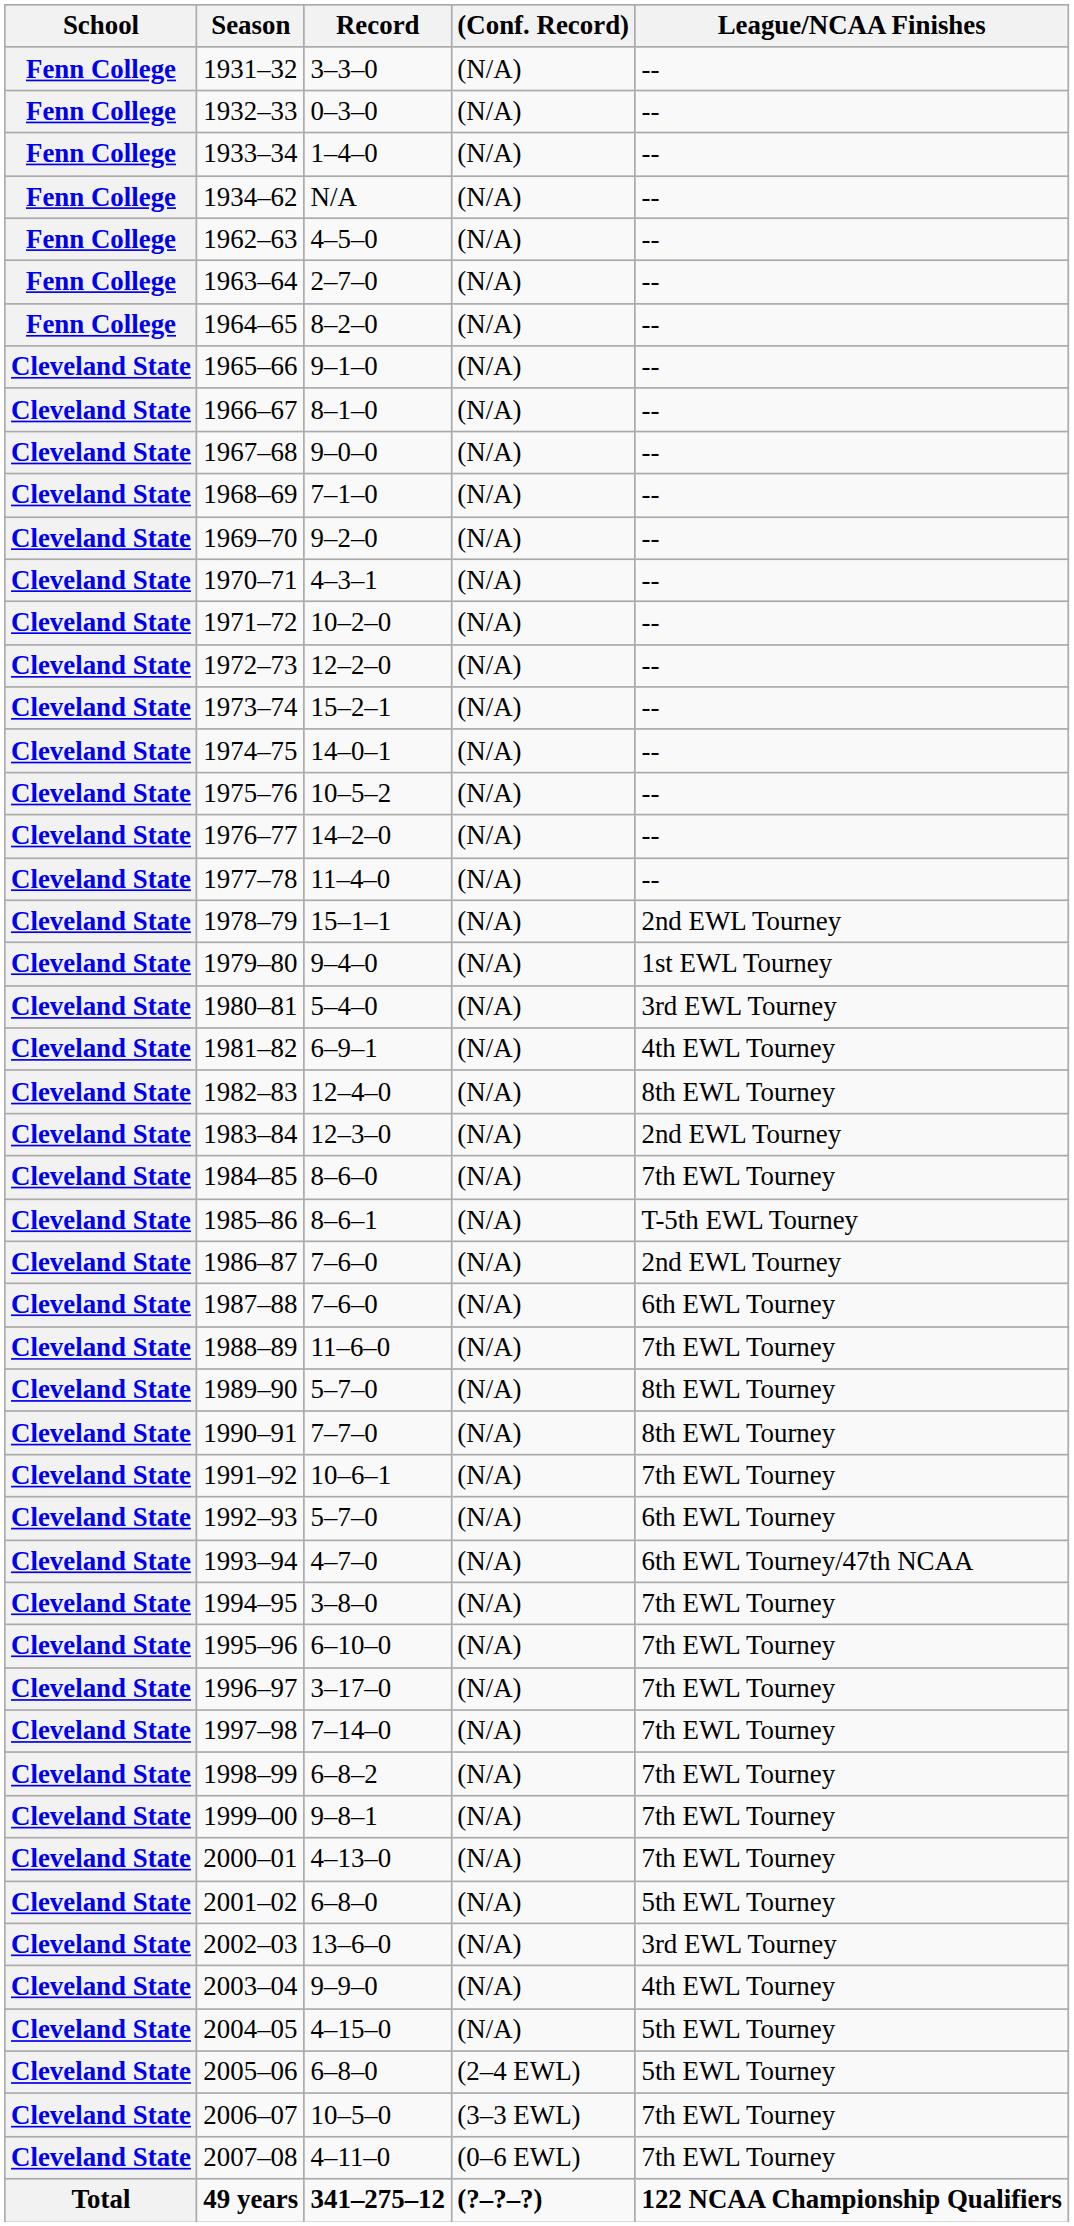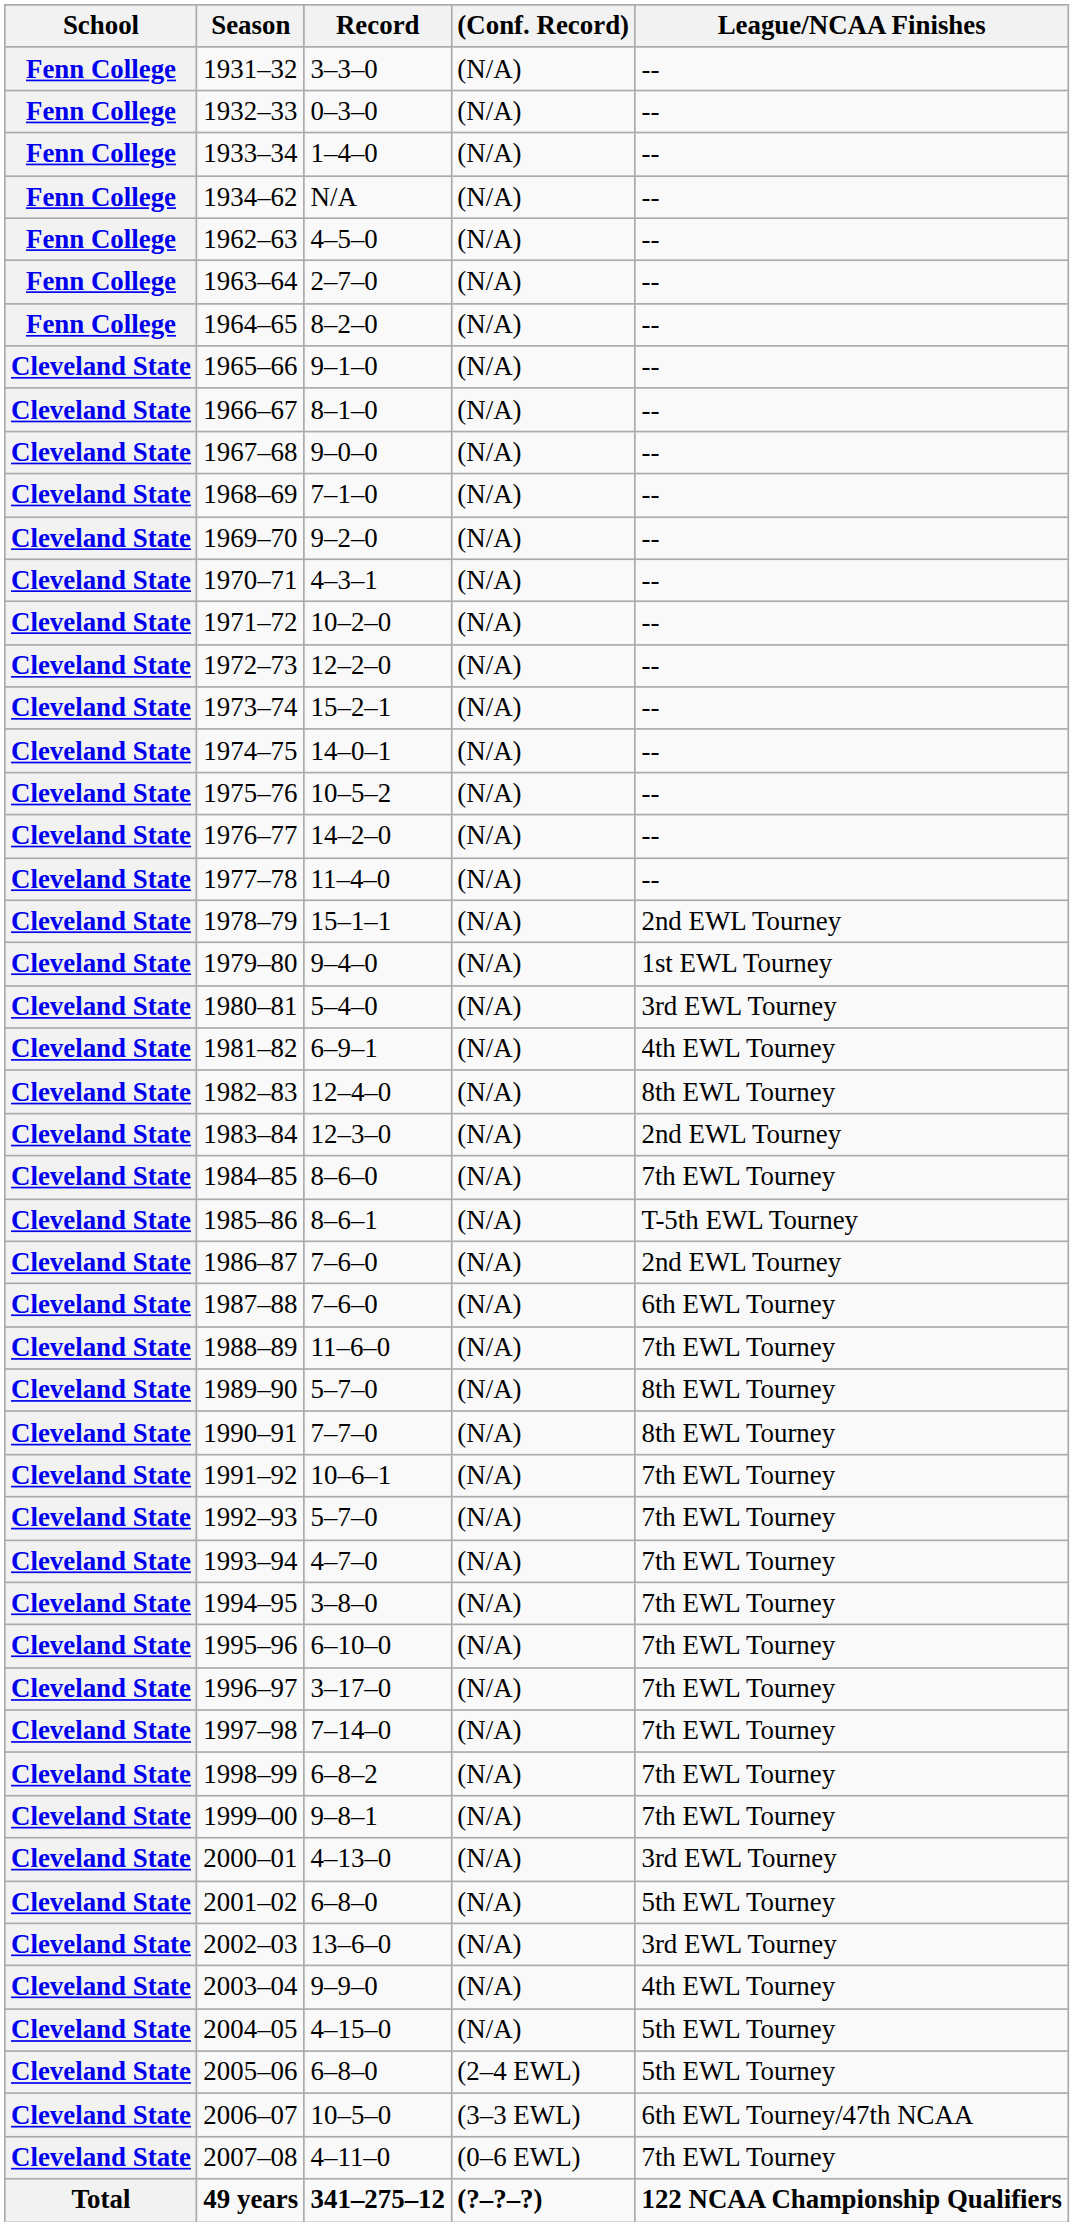(738, 1517) 6th EWL Tourney -> (738, 1517) 7th EWL Tourney
(807, 1560) 6th EWL Tourney/47th NCAA -> (738, 1560) 7th EWL Tourney
(738, 1858) 7th EWL Tourney -> (739, 1858) 3rd EWL Tourney
(738, 2114) 7th EWL Tourney -> (807, 2114) 6th EWL Tourney/47th NCAA
